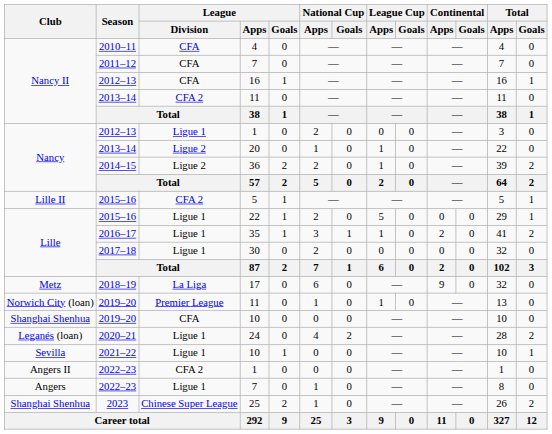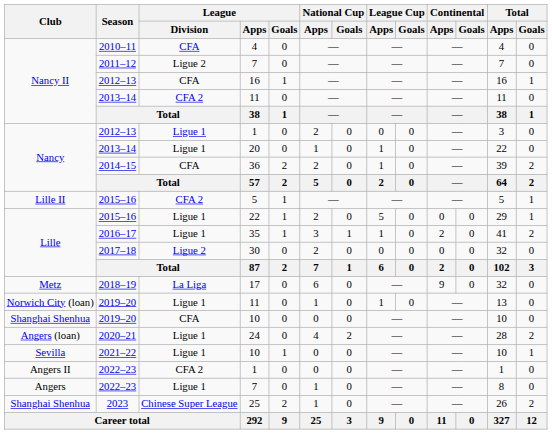(189, 64) CFA -> (189, 64) Ligue 2
(189, 149) Ligue 2 -> (189, 149) Ligue 1
(189, 166) Ligue 2 -> (189, 166) CFA
(189, 251) Ligue 1 -> (189, 251) Ligue 2
(189, 302) Premier League -> (189, 302) Ligue 1
(50, 336) Leganés (loan) -> (50, 336) Angers (loan)
